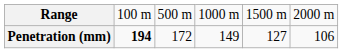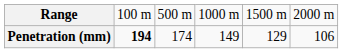(182, 36) 172 -> (182, 36) 174
(277, 36) 127 -> (277, 36) 129
